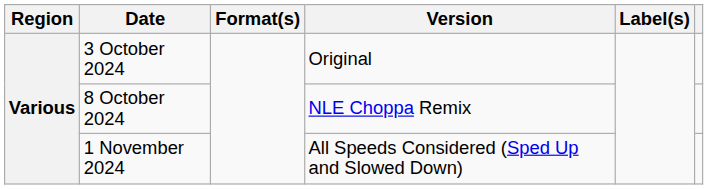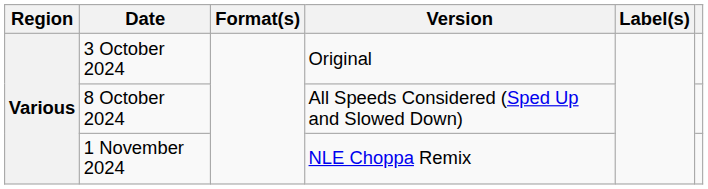(390, 108) NLE Choppa Remix -> (444, 108) All Speeds Considered (Sped Up and Slowed Down)
(444, 158) All Speeds Considered (Sped Up and Slowed Down) -> (390, 158) NLE Choppa Remix
